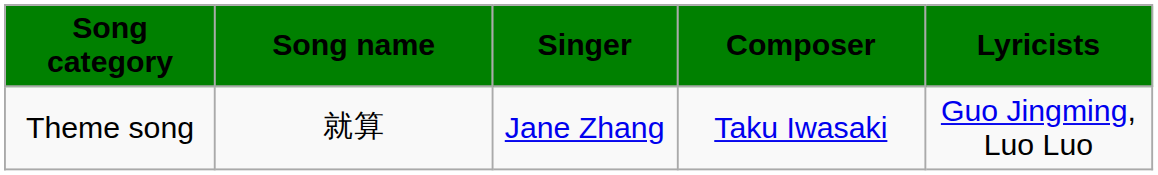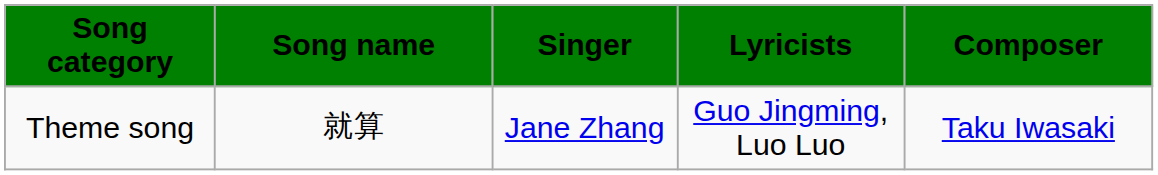columns swapped: (1038, 45) <-> (801, 45)
